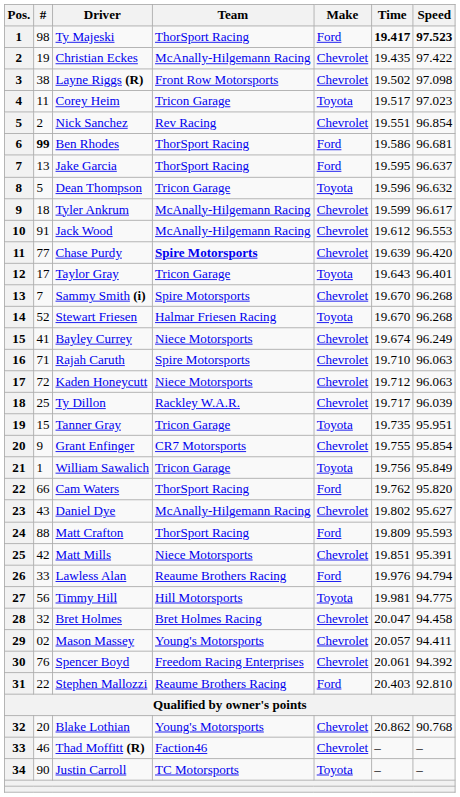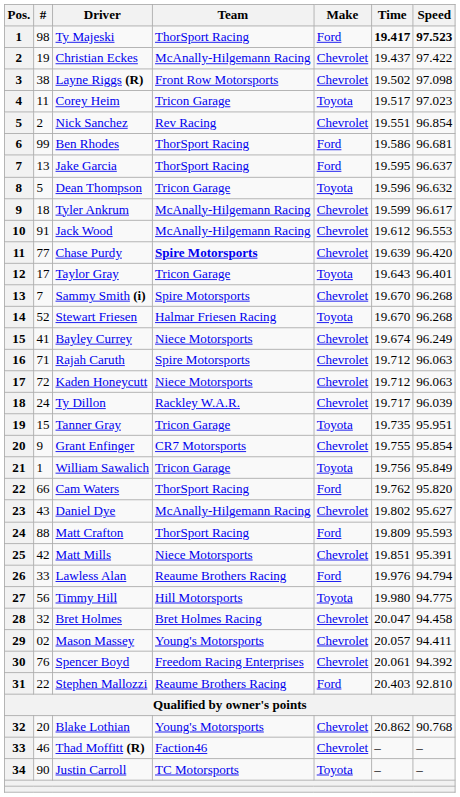(392, 58) 19.435 -> (392, 58) 19.437
(43, 144) bold -> (43, 144) normal
(392, 360) 19.710 -> (392, 360) 19.712
(43, 403) 25 -> (43, 403) 24
(392, 597) 19.981 -> (392, 597) 19.980
